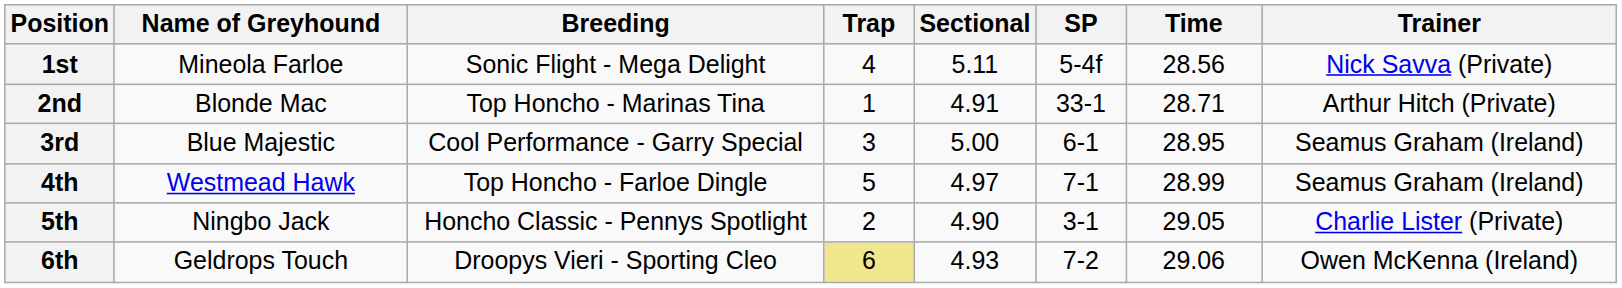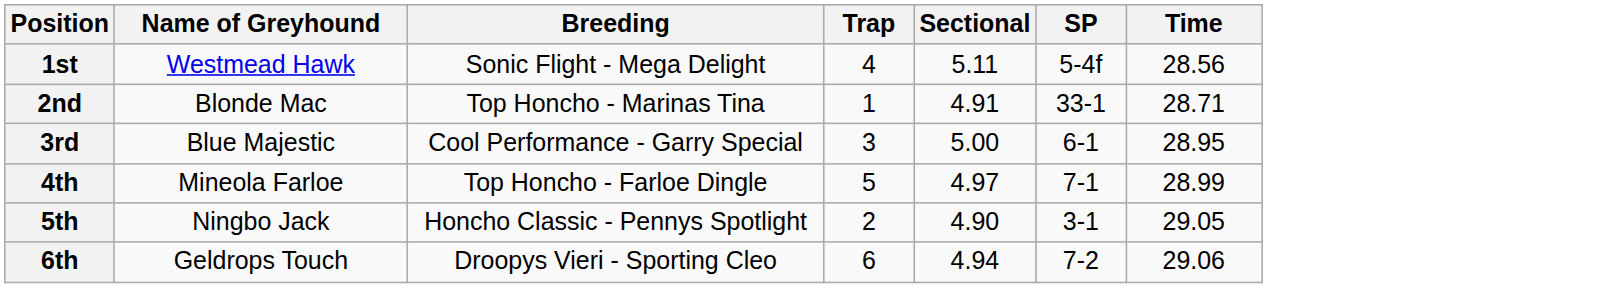- column: (1439, 24)
(261, 63) Mineola Farloe -> (261, 63) Westmead Hawk
(261, 182) Westmead Hawk -> (261, 182) Mineola Farloe
(869, 261) khaki background -> (869, 261) no background
(975, 261) 4.93 -> (975, 261) 4.94
